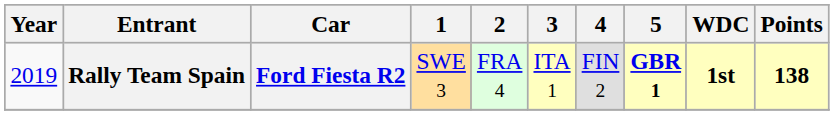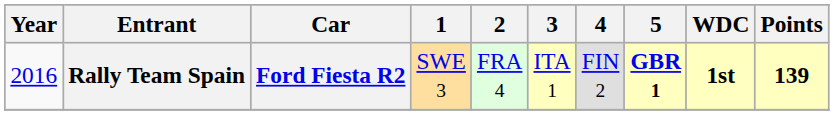(34, 75) 2019 -> (34, 75) 2016
(792, 75) 138 -> (792, 75) 139
